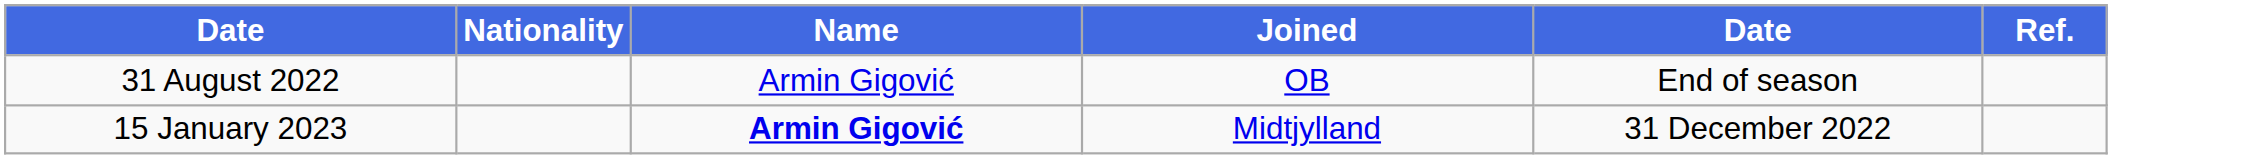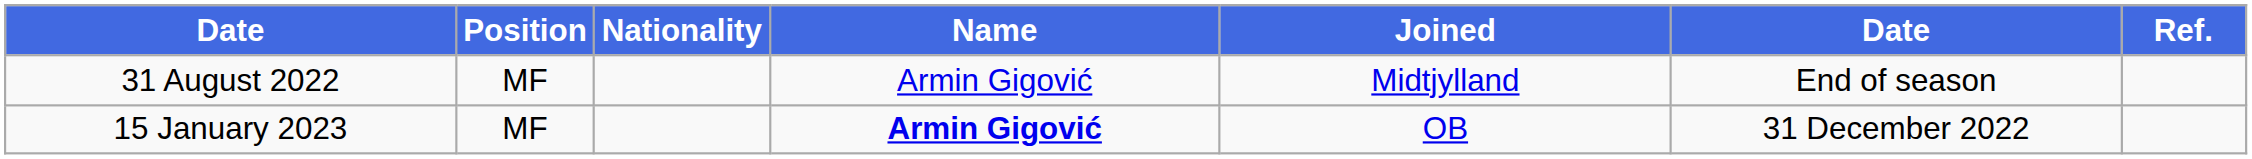+ column: (525, 30)
(1307, 80) OB -> (1445, 80) Midtjylland
(1307, 129) Midtjylland -> (1445, 129) OB
